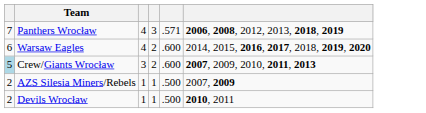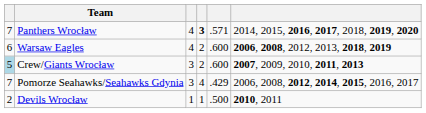(154, 30) normal -> (202, 30) bold
(265, 30) 2006, 2008, 2012, 2013, 2018, 2019 -> (326, 30) 2014, 2015, 2016, 2017, 2018, 2019, 2020
(278, 47) 2014, 2015, 2016, 2017, 2018, 2019, 2020 -> (312, 47) 2006, 2008, 2012, 2013, 2018, 2019
+ row: (100, 82)
- row: (77, 82)
